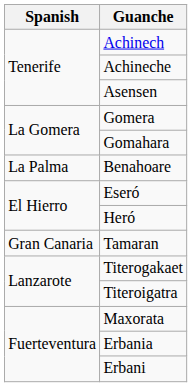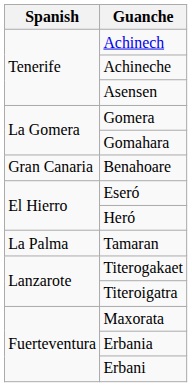(38, 167) La Palma -> (51, 167) Gran Canaria
(51, 243) Gran Canaria -> (38, 243) La Palma
